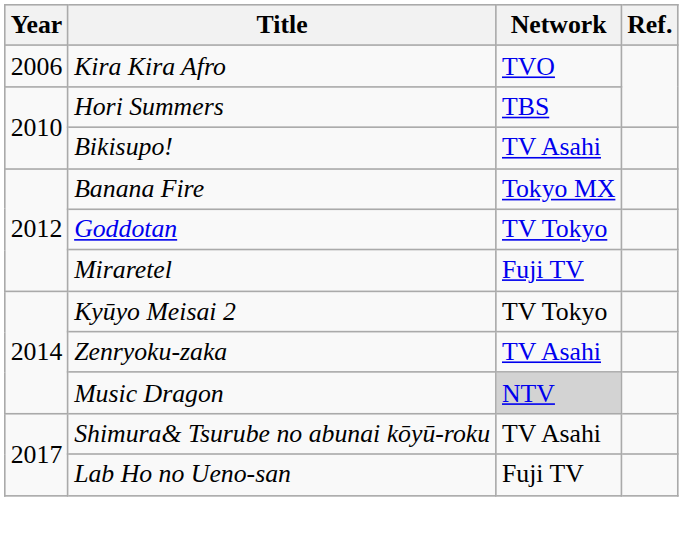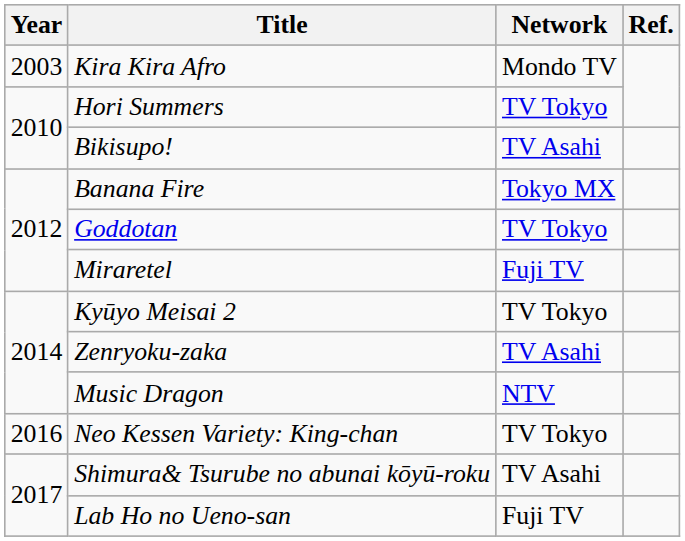(37, 65) 2006 -> (37, 65) 2003
(528, 65) TVO -> (559, 65) Mondo TV
(526, 106) TBS -> (555, 106) TV Tokyo
(528, 392) lightgrey background -> (528, 392) no background
+ row: (236, 433)
